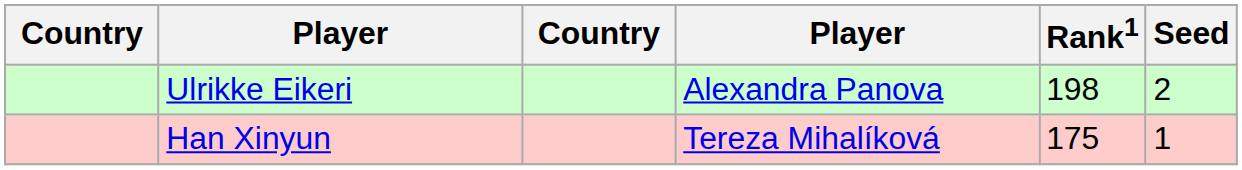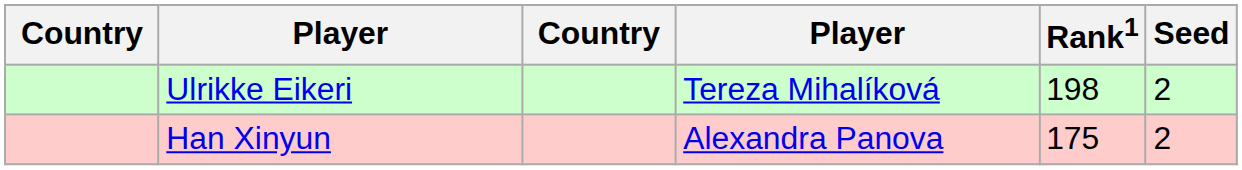(813, 88) Alexandra Panova -> (812, 88) Tereza Mihalíková
(812, 139) Tereza Mihalíková -> (813, 139) Alexandra Panova
(1162, 139) 1 -> (1162, 139) 2
